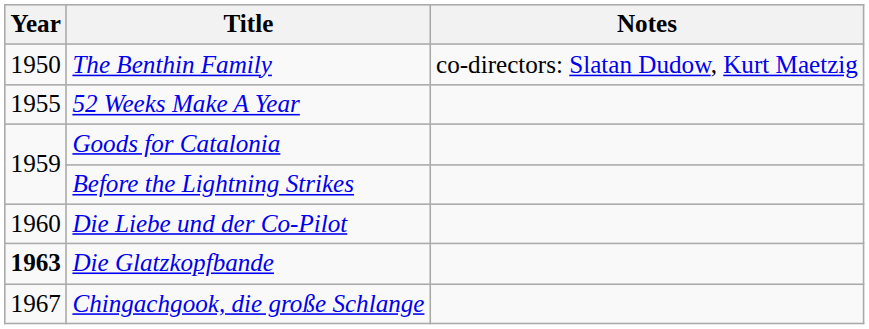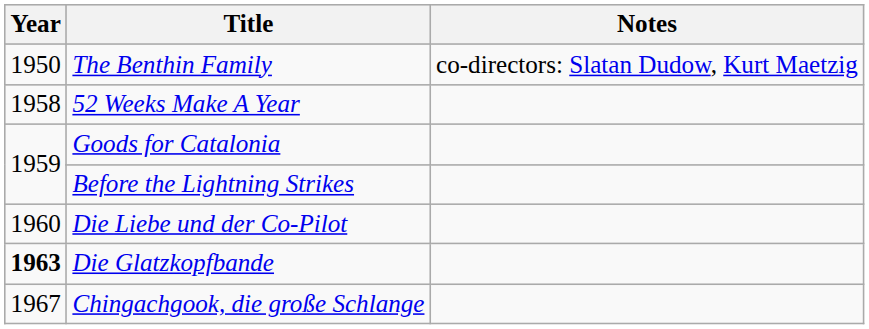(36, 104) 1955 -> (36, 104) 1958
